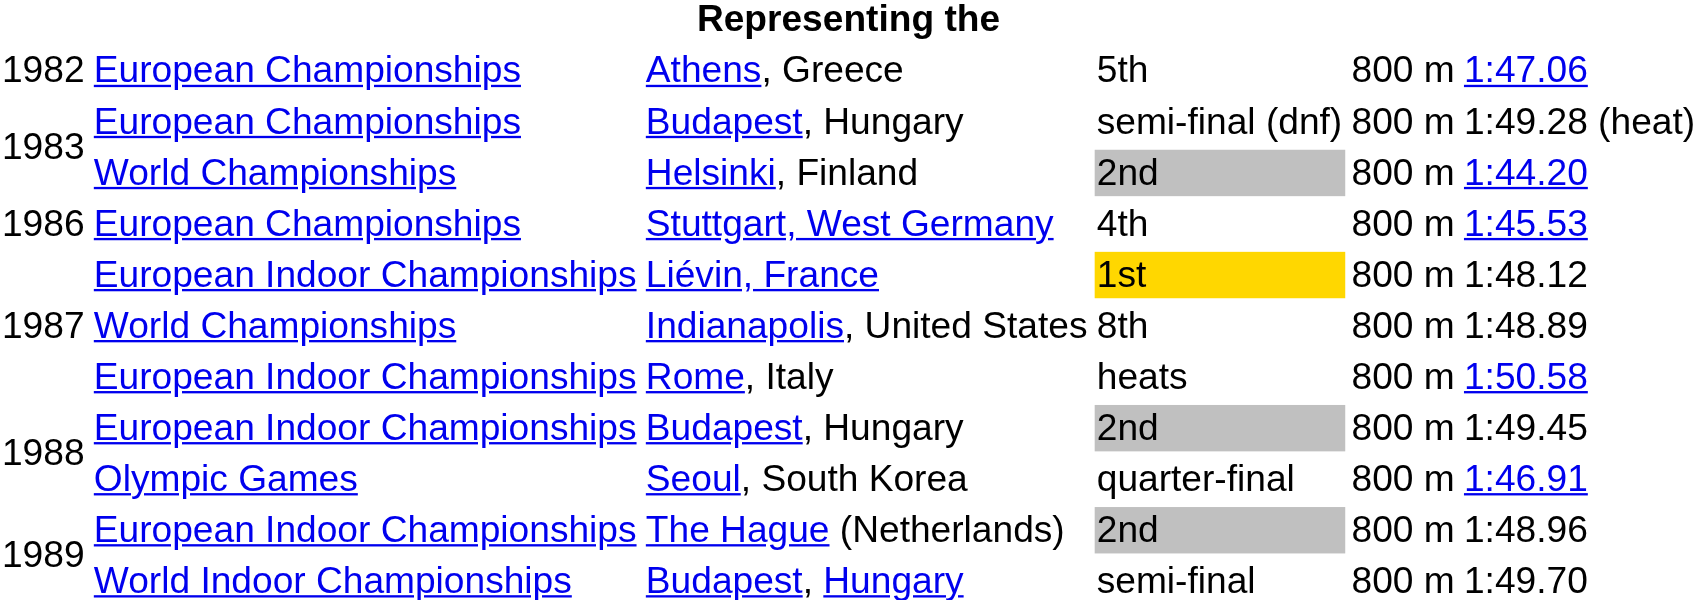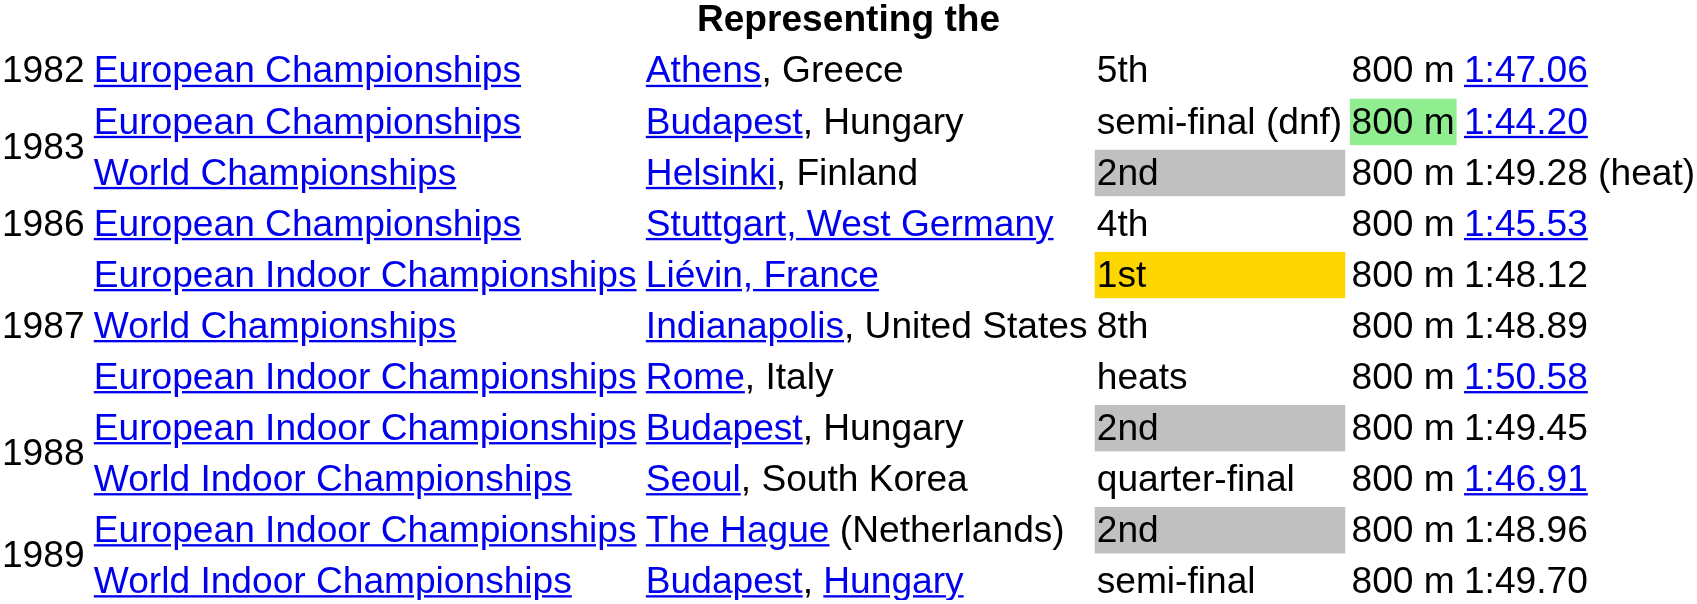(1403, 121) no background -> (1403, 121) lightgreen background
(1580, 121) 1:49.28 (heat) -> (1526, 121) 1:44.20
(1526, 172) 1:44.20 -> (1580, 172) 1:49.28 (heat)
(226, 478) Olympic Games -> (333, 478) World Indoor Championships
